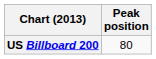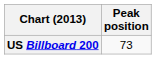(126, 44) 80 -> (126, 44) 73
